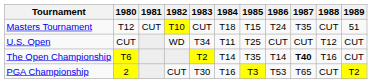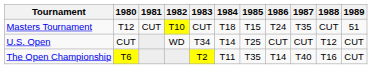(227, 42) T11 -> (227, 42) T14
(227, 57) T14 -> (227, 57) T11
(303, 57) bold -> (303, 57) normal
- row: (48, 72)
